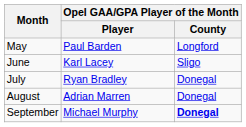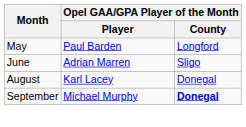(88, 63) Karl Lacey -> (97, 63) Adrian Marren
- row: (16, 79)
(97, 96) Adrian Marren -> (88, 79) Karl Lacey
